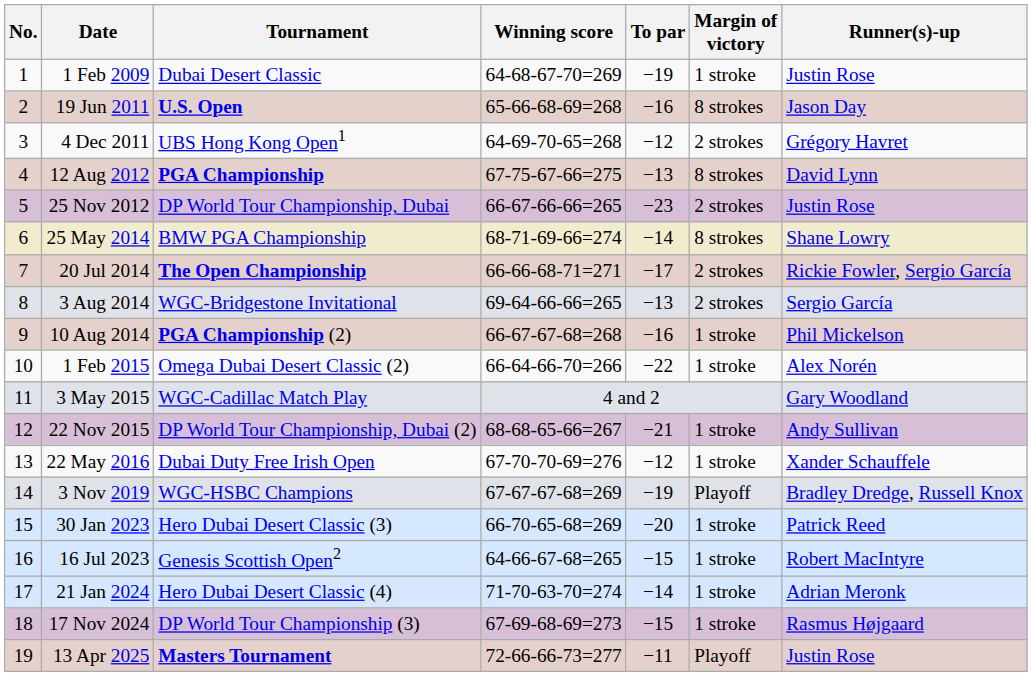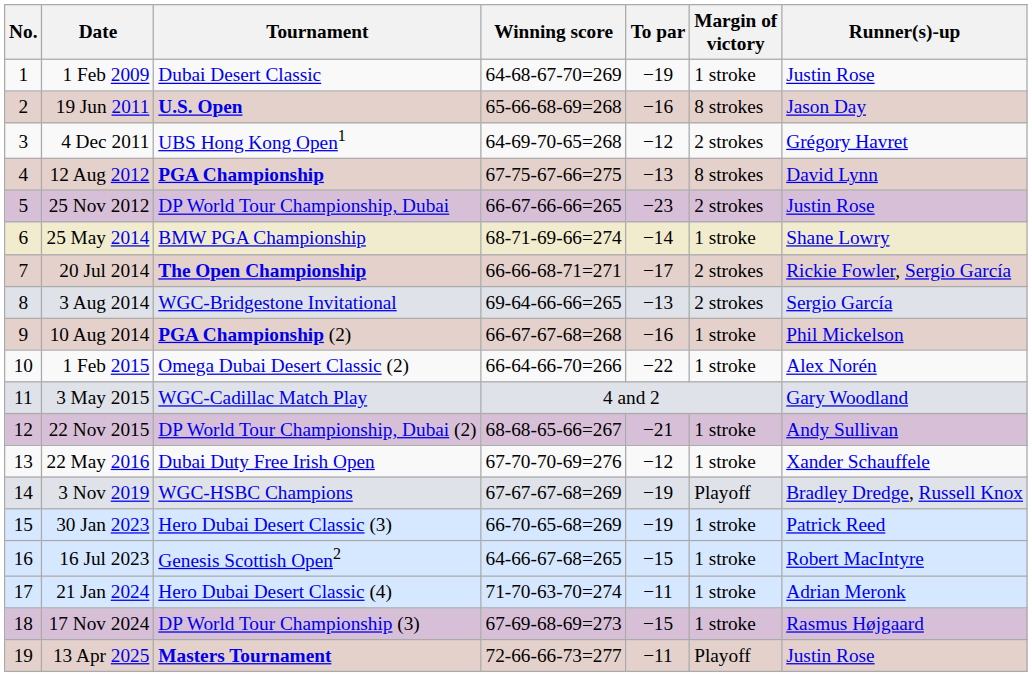(729, 238) 8 strokes -> (725, 238) 1 stroke
(658, 524) −20 -> (658, 524) −19
(658, 592) −14 -> (658, 592) −11
